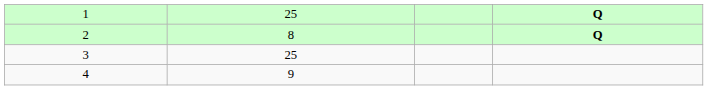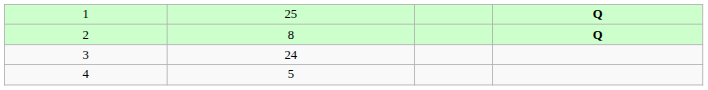(291, 54) 25 -> (291, 54) 24
(291, 74) 9 -> (291, 74) 5
